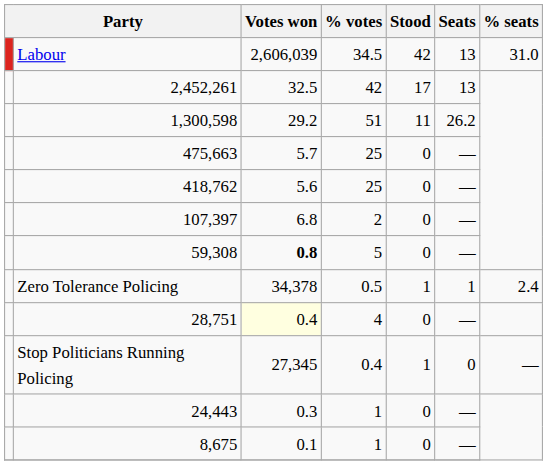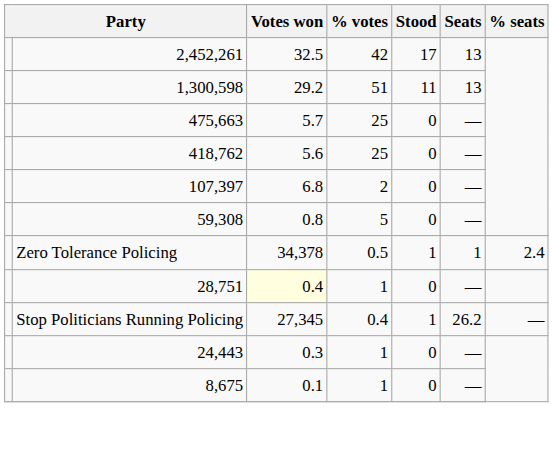- row: (41, 54)
(461, 120) 26.2 -> (473, 87) 13
(307, 253) bold -> (313, 220) normal
(378, 319) 4 -> (384, 286) 1
(472, 365) 0 -> (467, 319) 26.2
